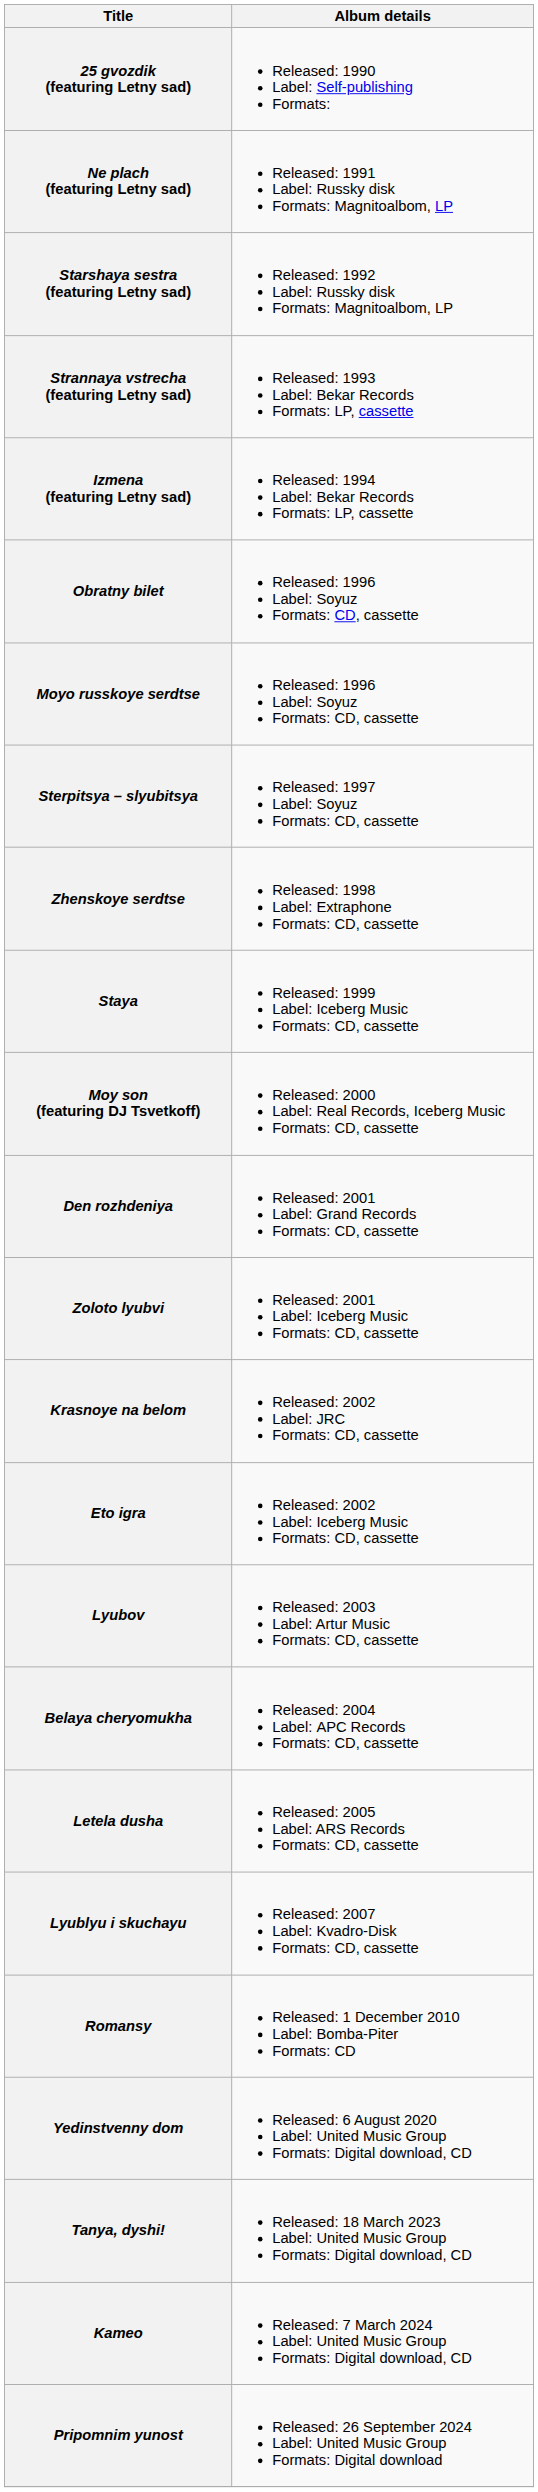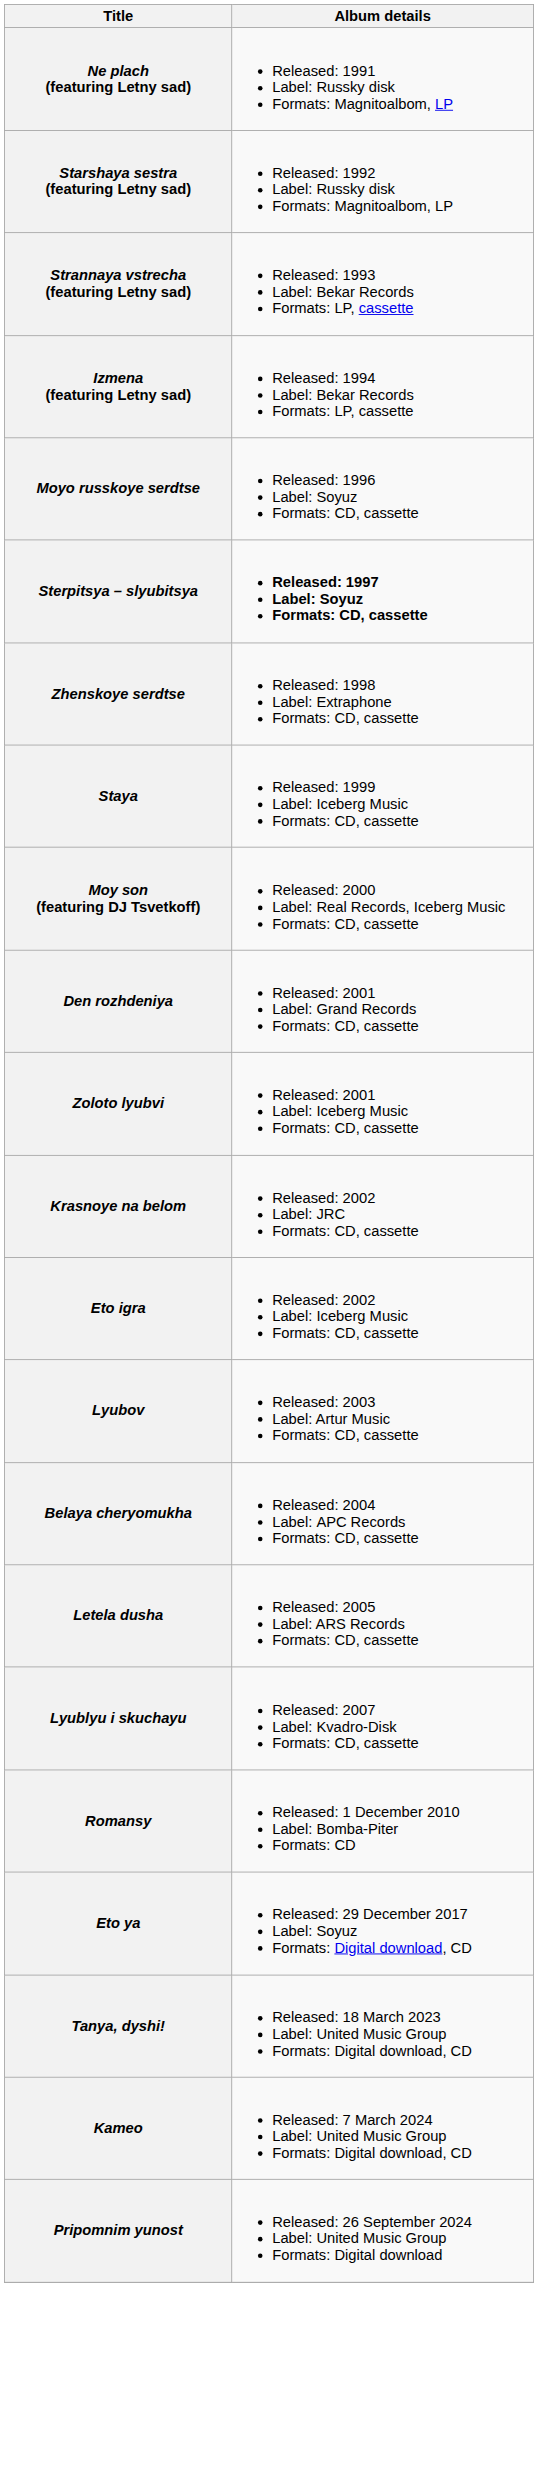- row: (118, 79)
- row: (118, 591)
(383, 805) normal -> (383, 600) bold
+ row: (118, 1923)
- row: (118, 2128)
